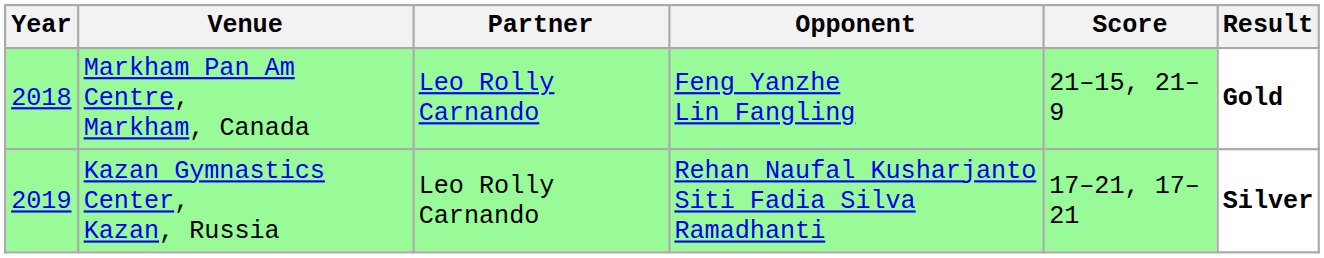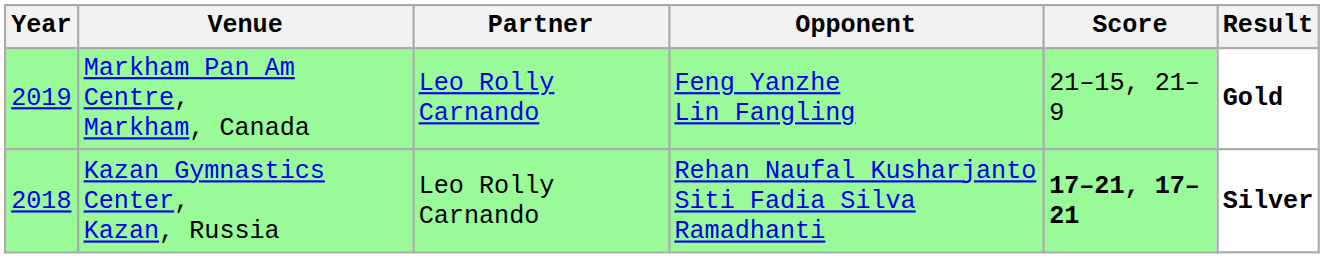(41, 98) 2018 -> (41, 98) 2019
(41, 201) 2019 -> (41, 201) 2018
(1125, 201) normal -> (1125, 201) bold
